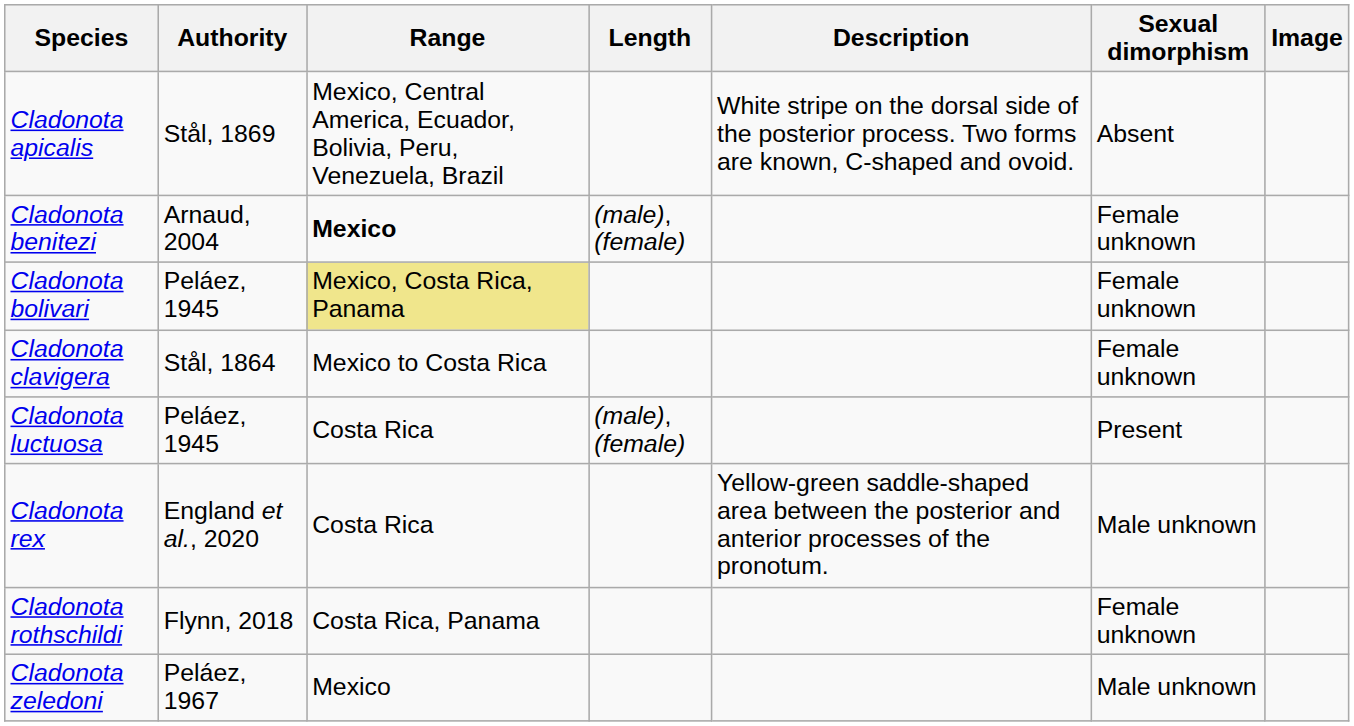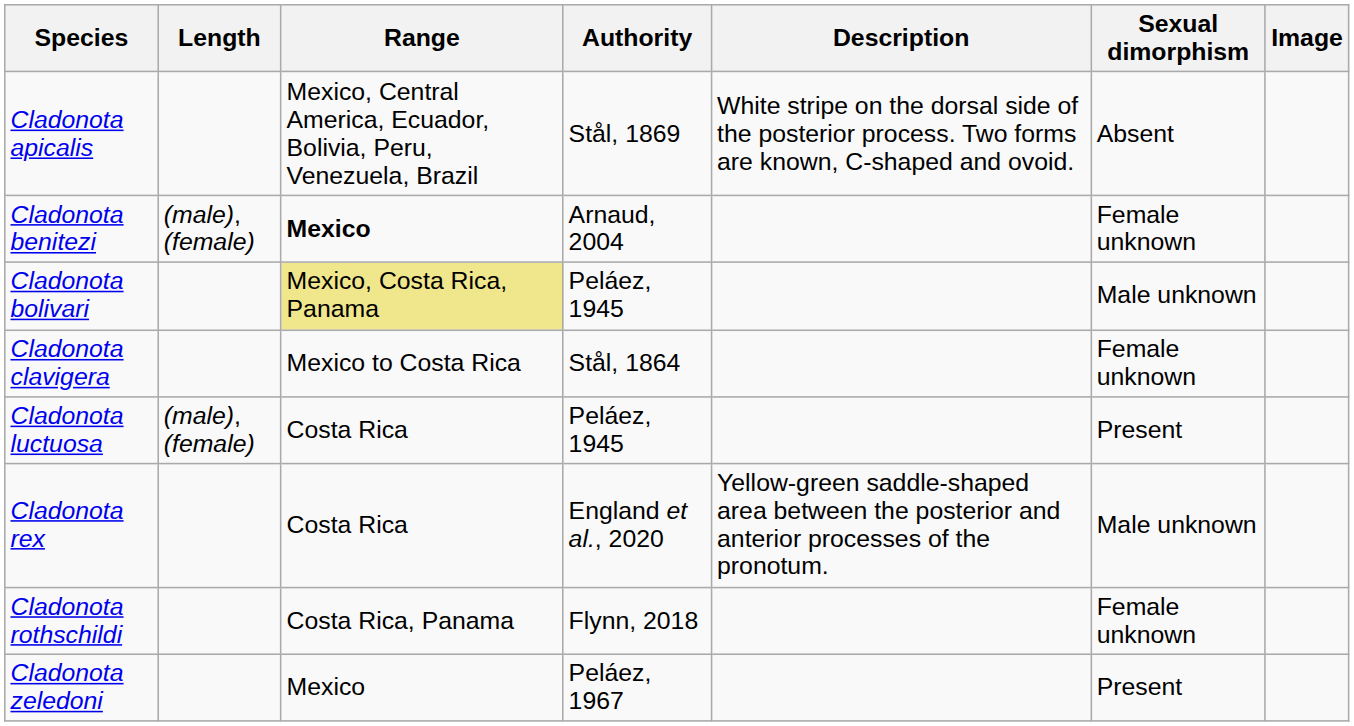columns swapped: (232, 38) <-> (650, 38)
(1146, 295) Female unknown -> (1177, 295) Male unknown
(1177, 687) Male unknown -> (1139, 687) Present
